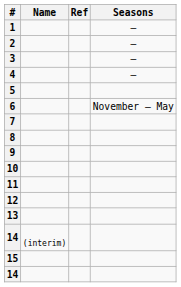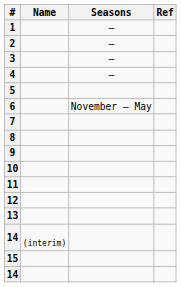columns swapped: (133, 12) <-> (80, 12)
